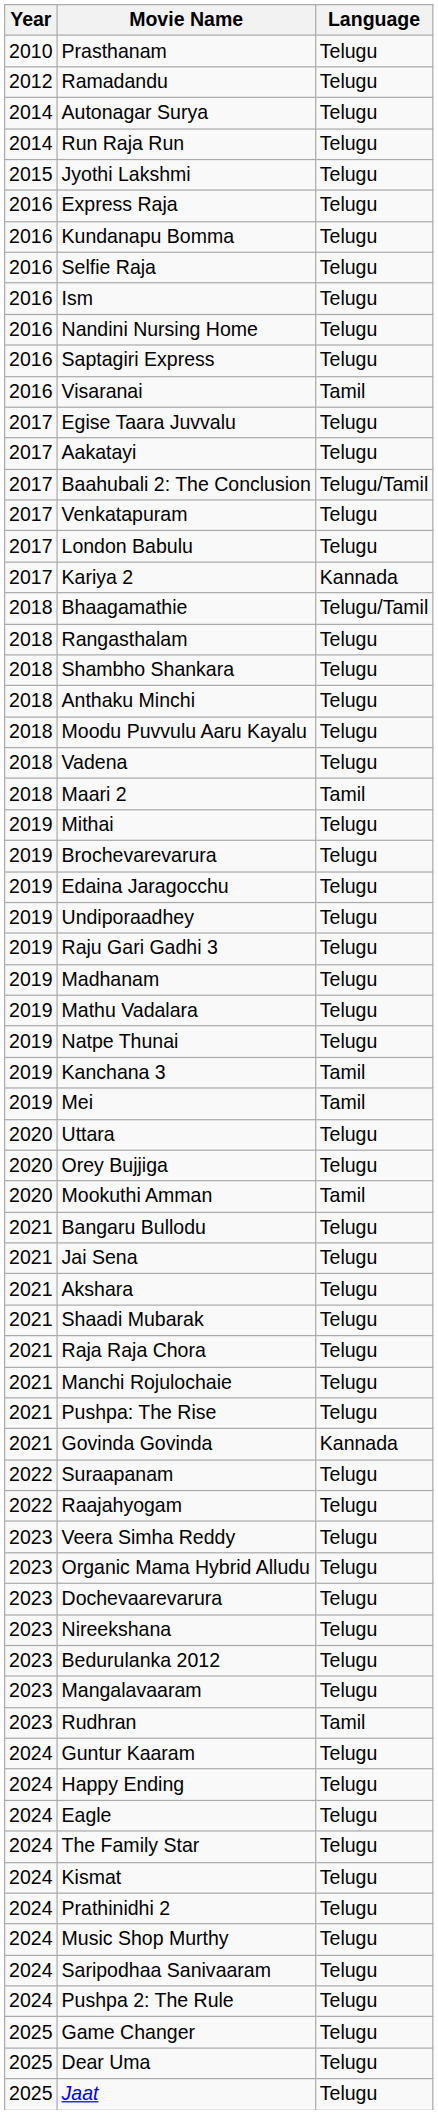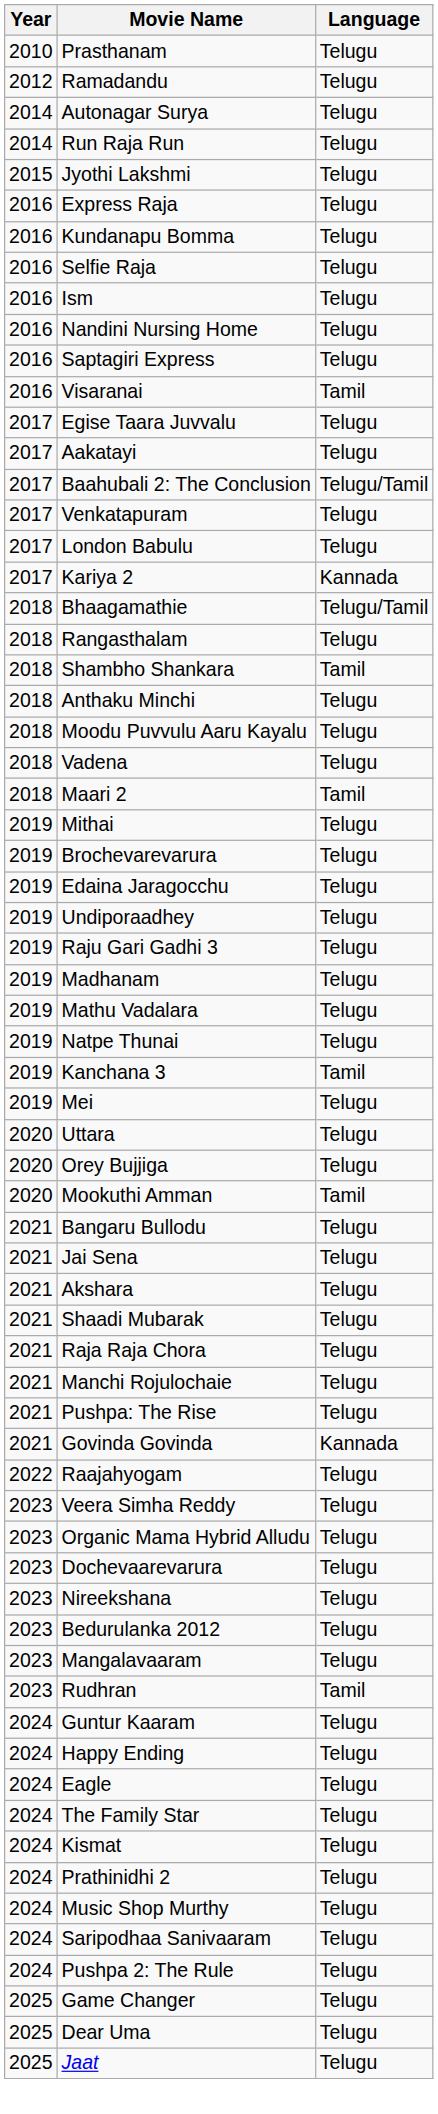(349, 670) Telugu -> (343, 670) Tamil
(343, 1103) Tamil -> (349, 1103) Telugu
- row: (117, 1474)
